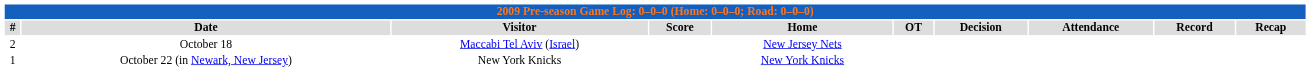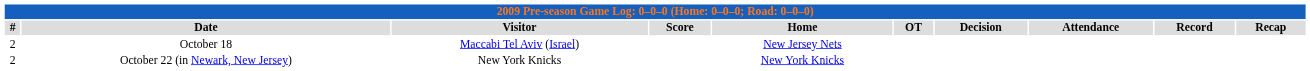(13, 60) 1 -> (13, 60) 2
